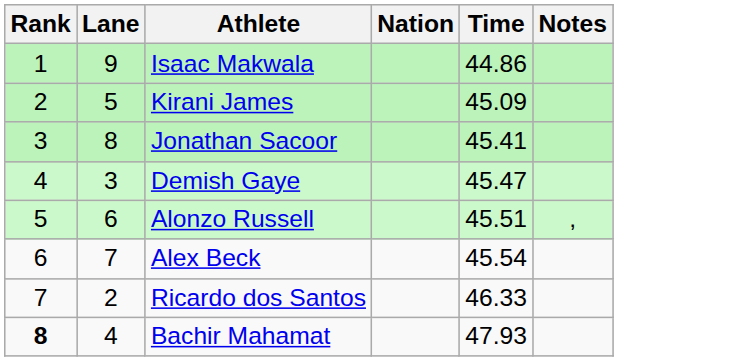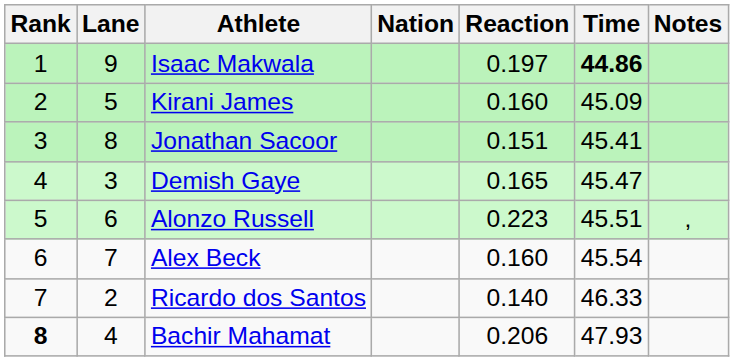+ column: (517, 24)
(496, 63) normal -> (612, 63) bold
